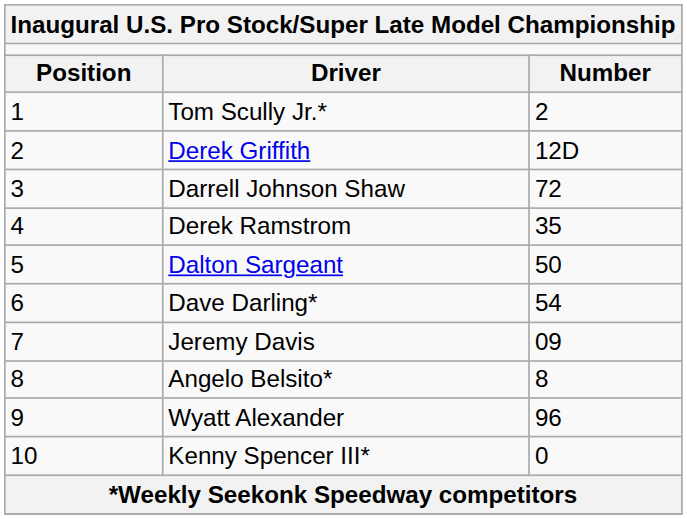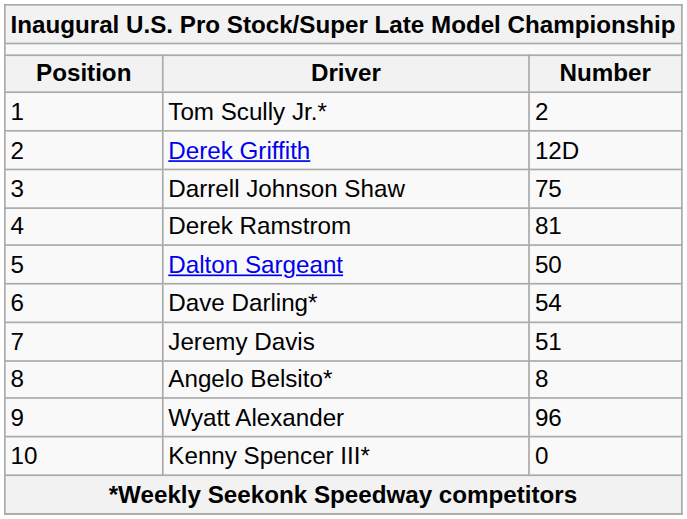(548, 189) 72 -> (548, 189) 75
(548, 227) 35 -> (548, 227) 81
(548, 341) 09 -> (548, 341) 51
